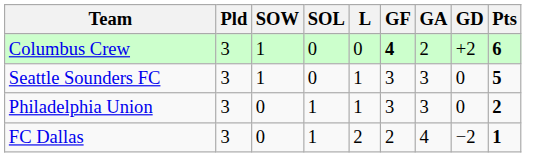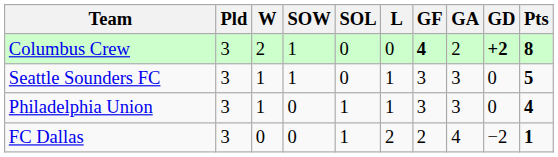+ column: (267, 19)
(466, 48) normal -> (498, 48) bold
(497, 48) 6 -> (529, 48) 8
(497, 107) 2 -> (529, 107) 4
